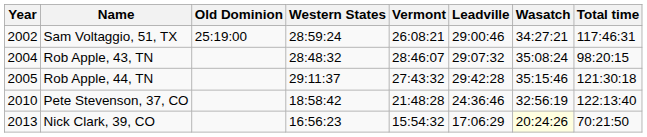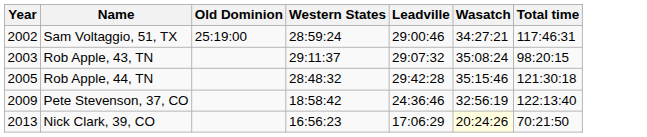- column: (419, 15)
(22, 57) 2004 -> (22, 57) 2003
(315, 57) 28:48:32 -> (315, 57) 29:11:37
(315, 79) 29:11:37 -> (315, 79) 28:48:32
(22, 100) 2010 -> (22, 100) 2009
